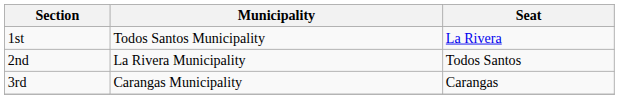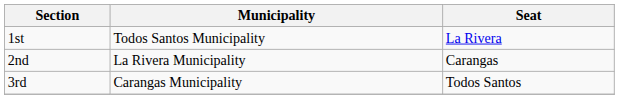(483, 60) Todos Santos -> (472, 60) Carangas
(472, 82) Carangas -> (483, 82) Todos Santos
